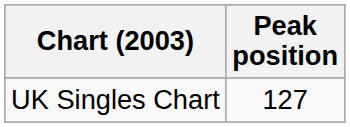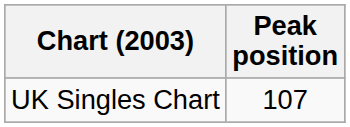(285, 99) 127 -> (285, 99) 107
